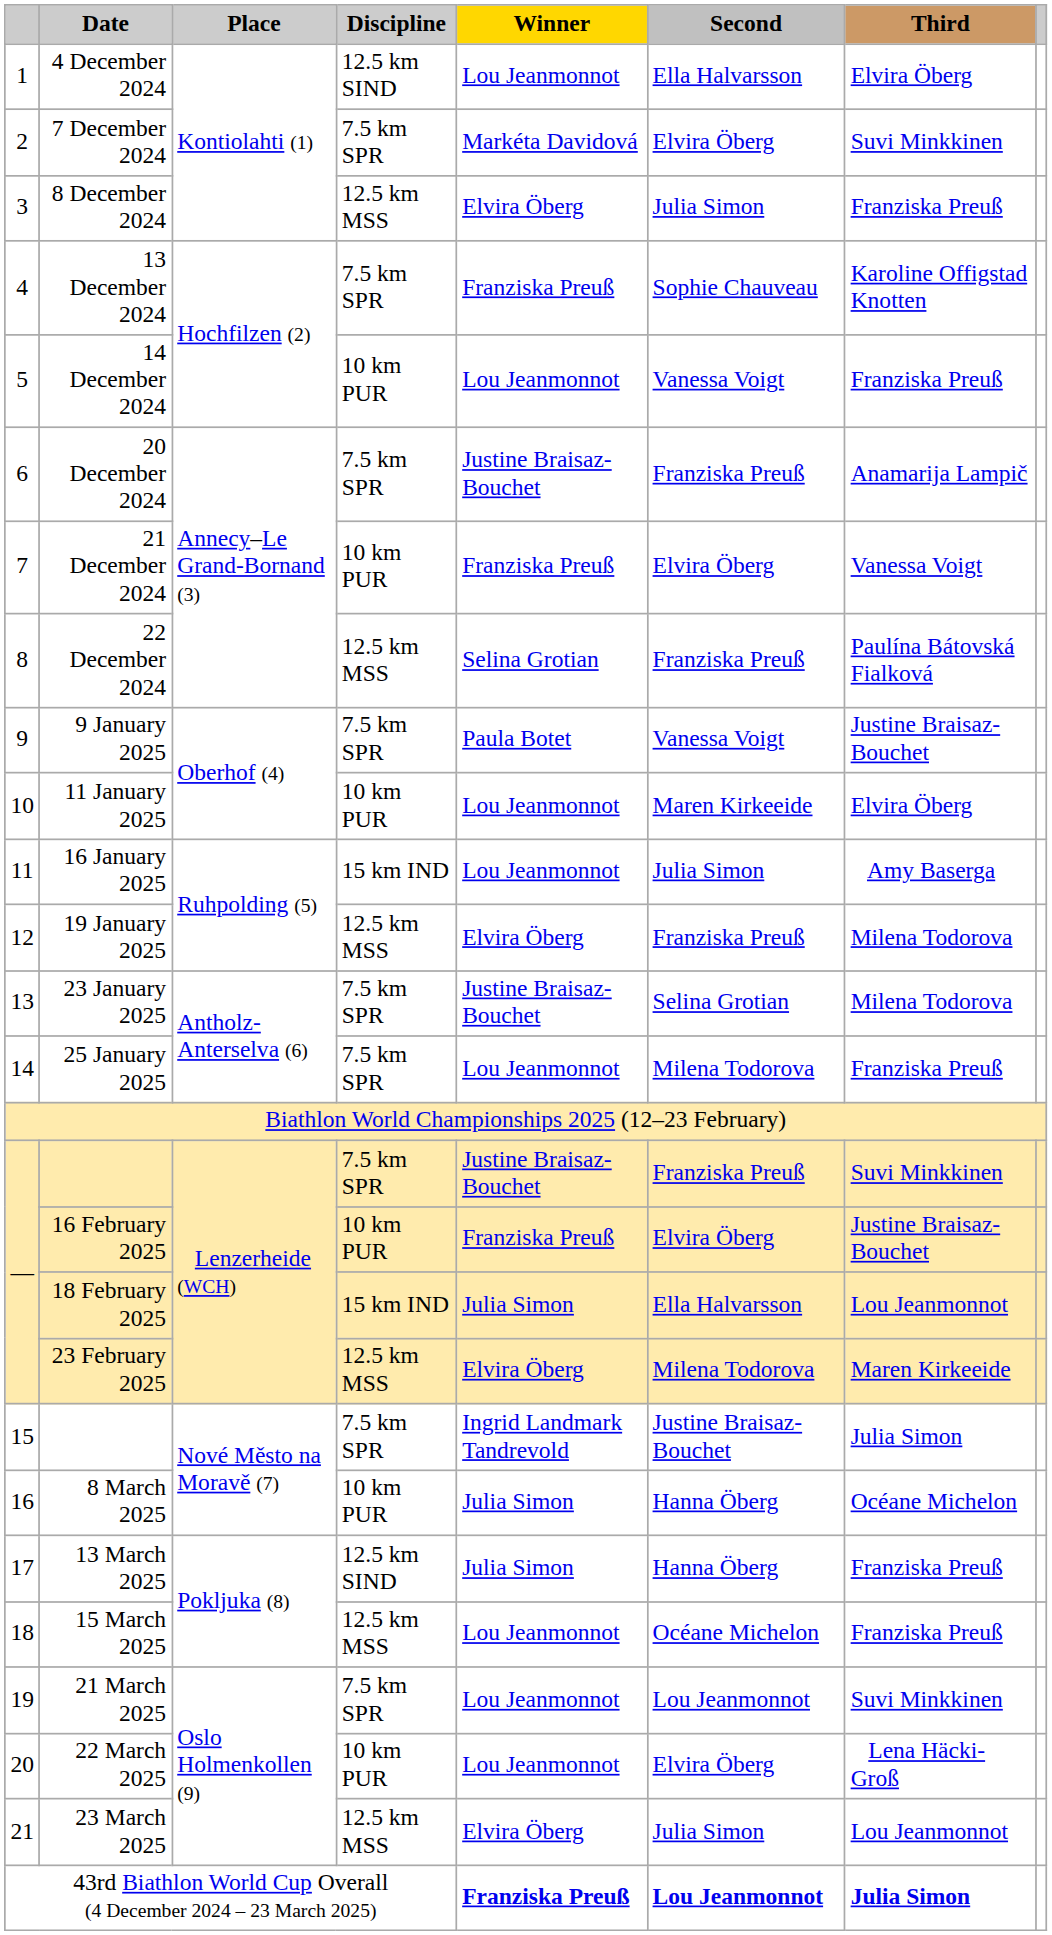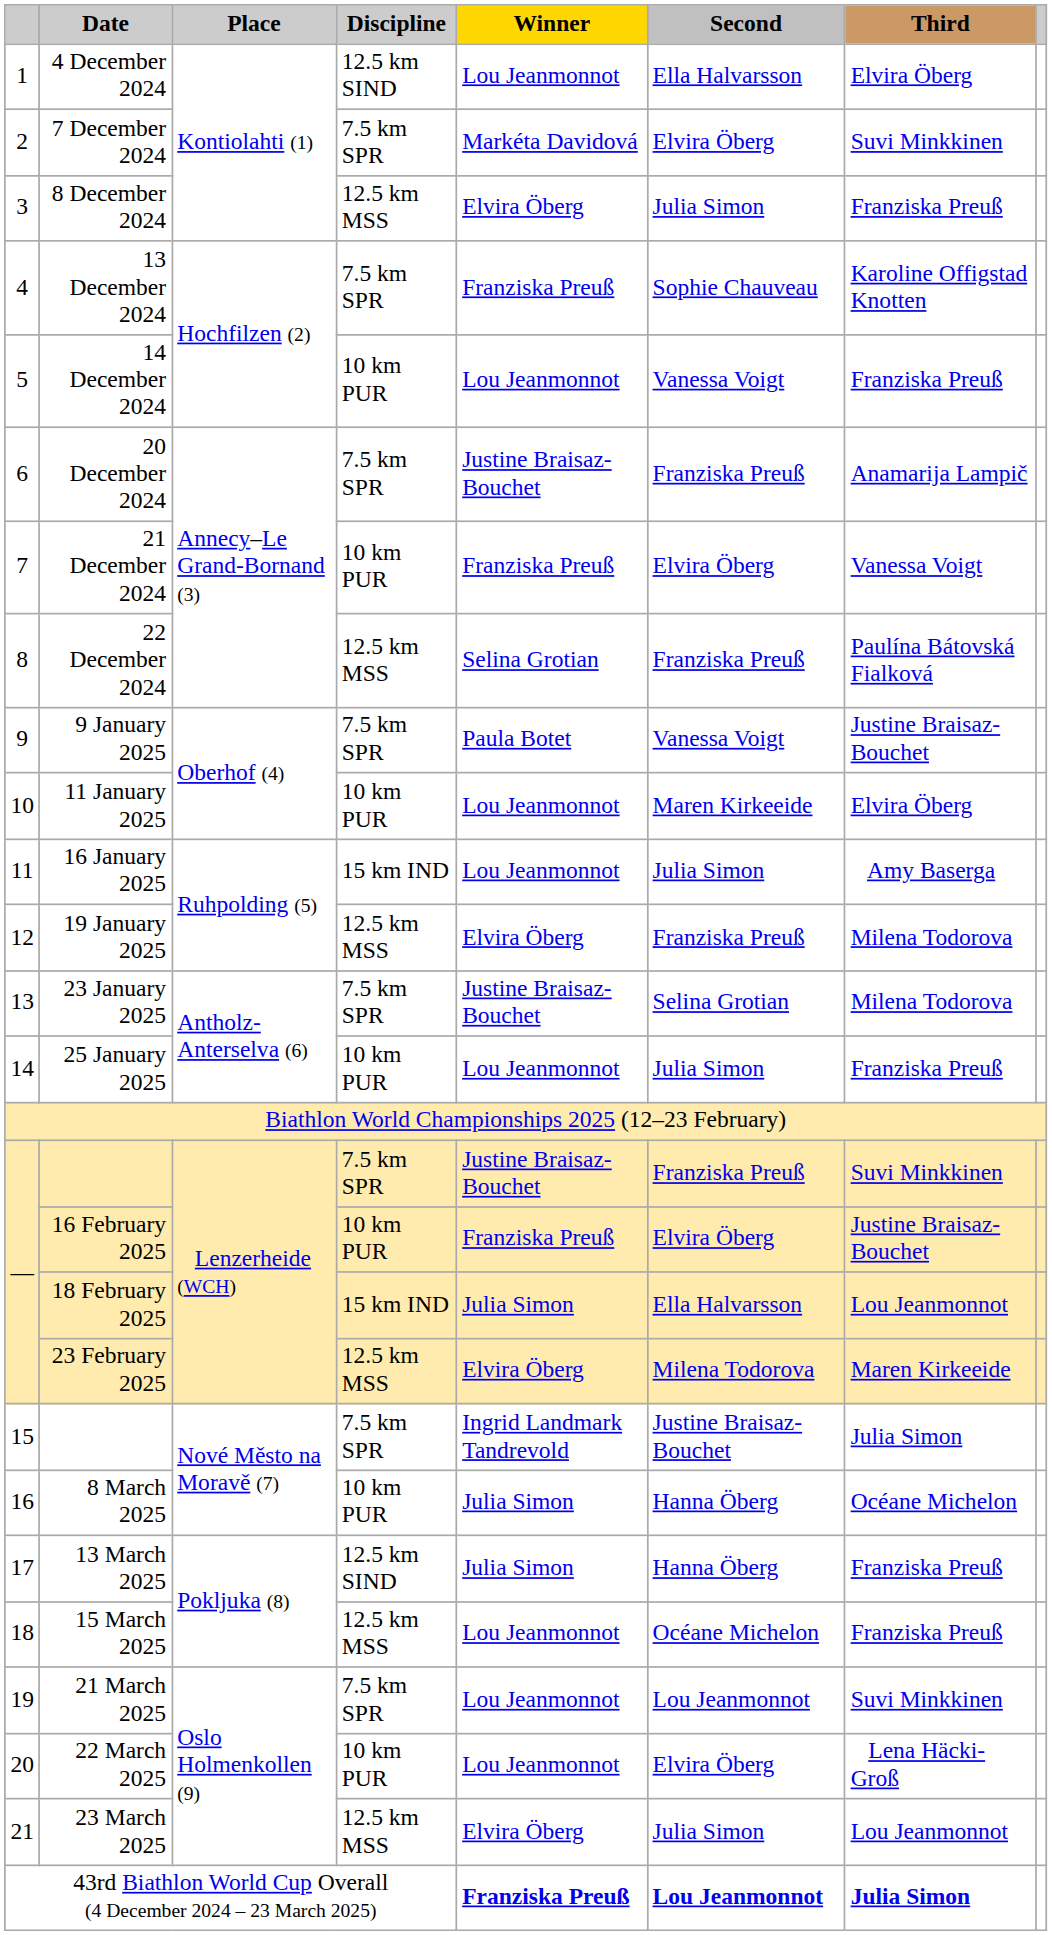(374, 1068) 7.5 km SPR -> (371, 1068) 10 km PUR
(733, 1068) Milena Todorova -> (708, 1068) Julia Simon
